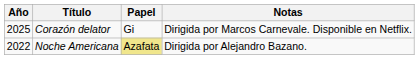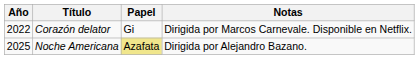(19, 29) 2025 -> (19, 29) 2022
(19, 46) 2022 -> (19, 46) 2025
